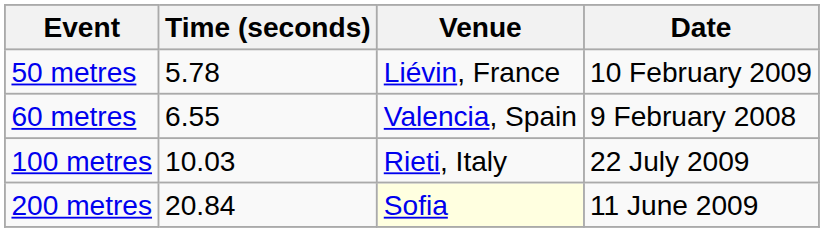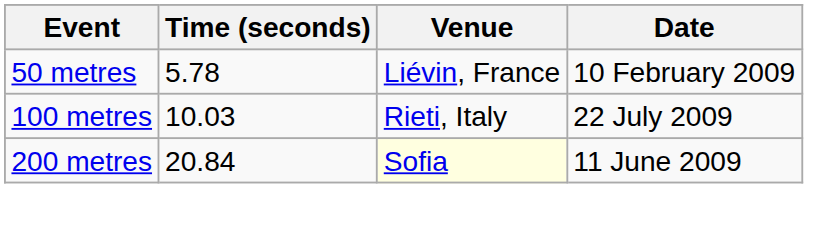- row: (74, 116)
